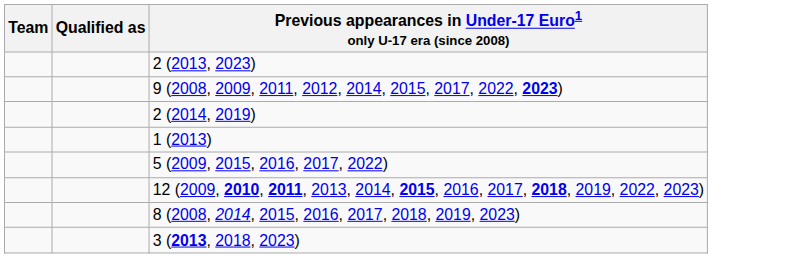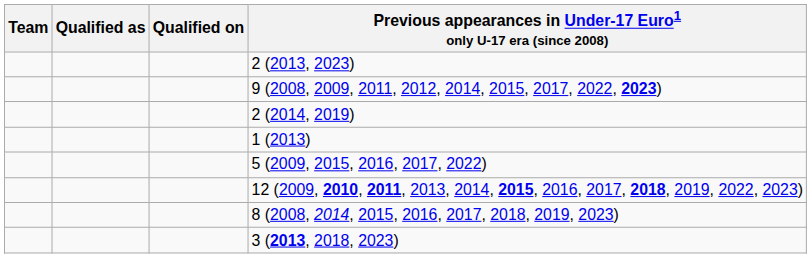+ column: (199, 28)
